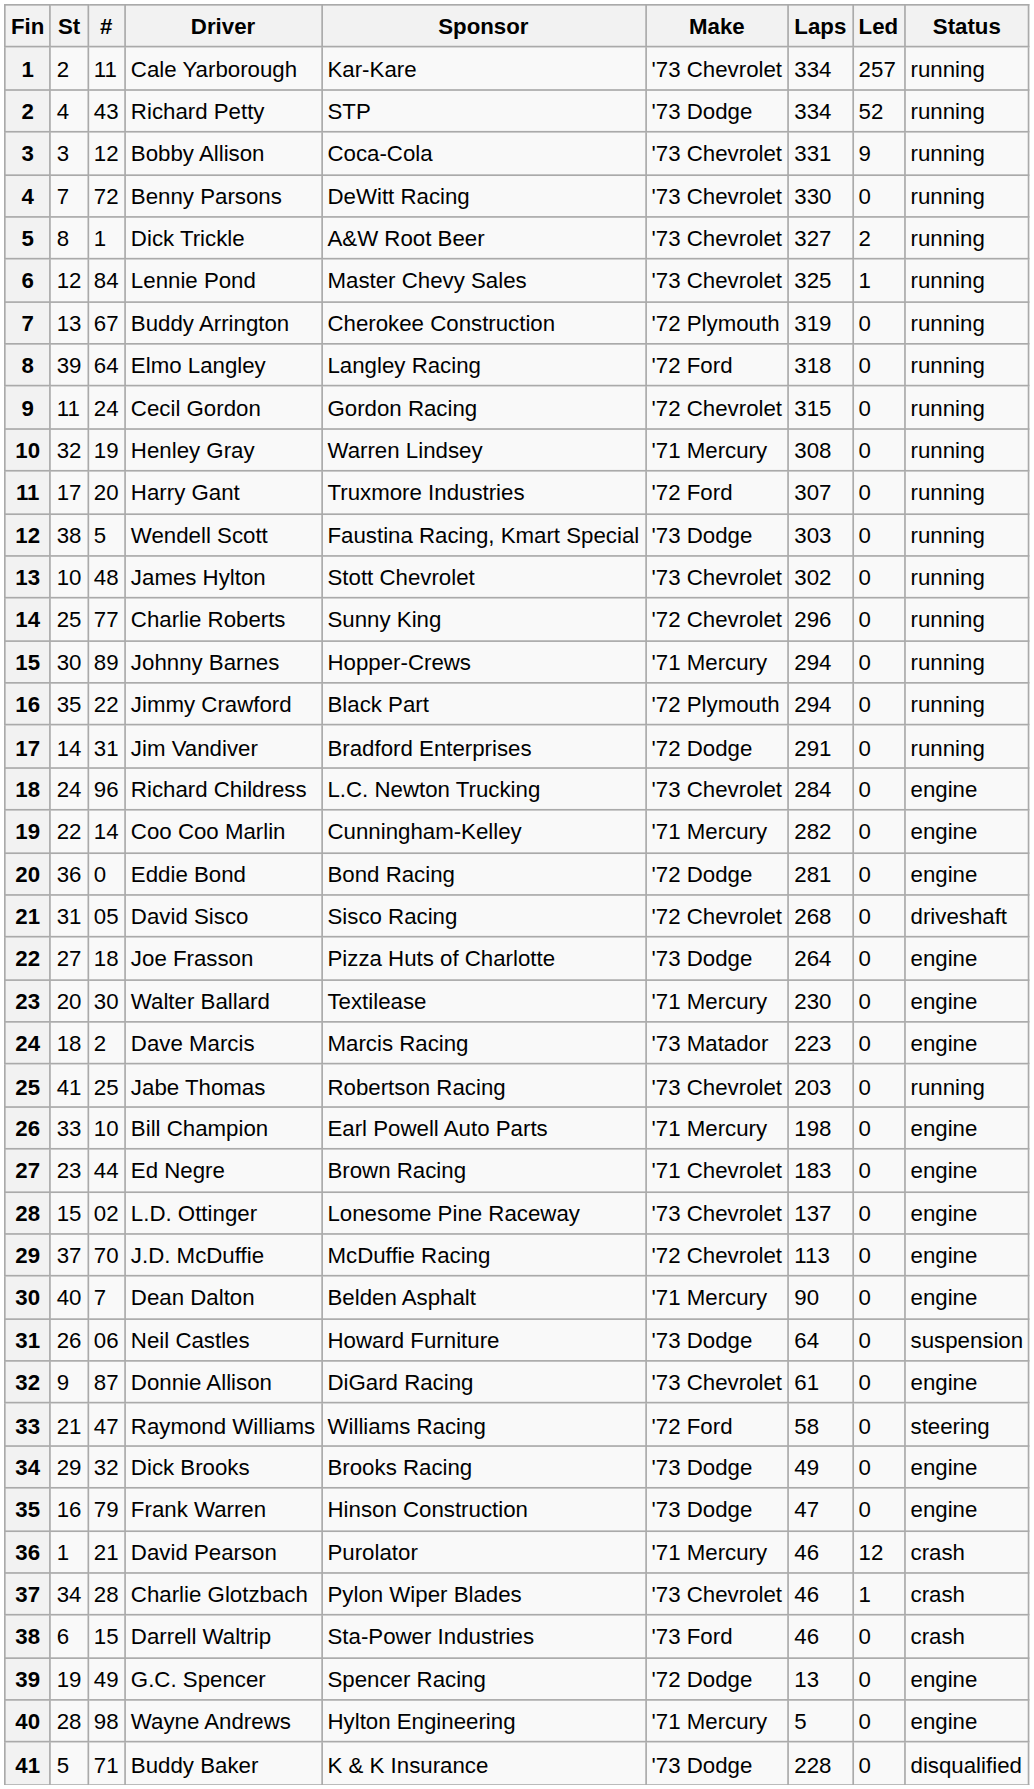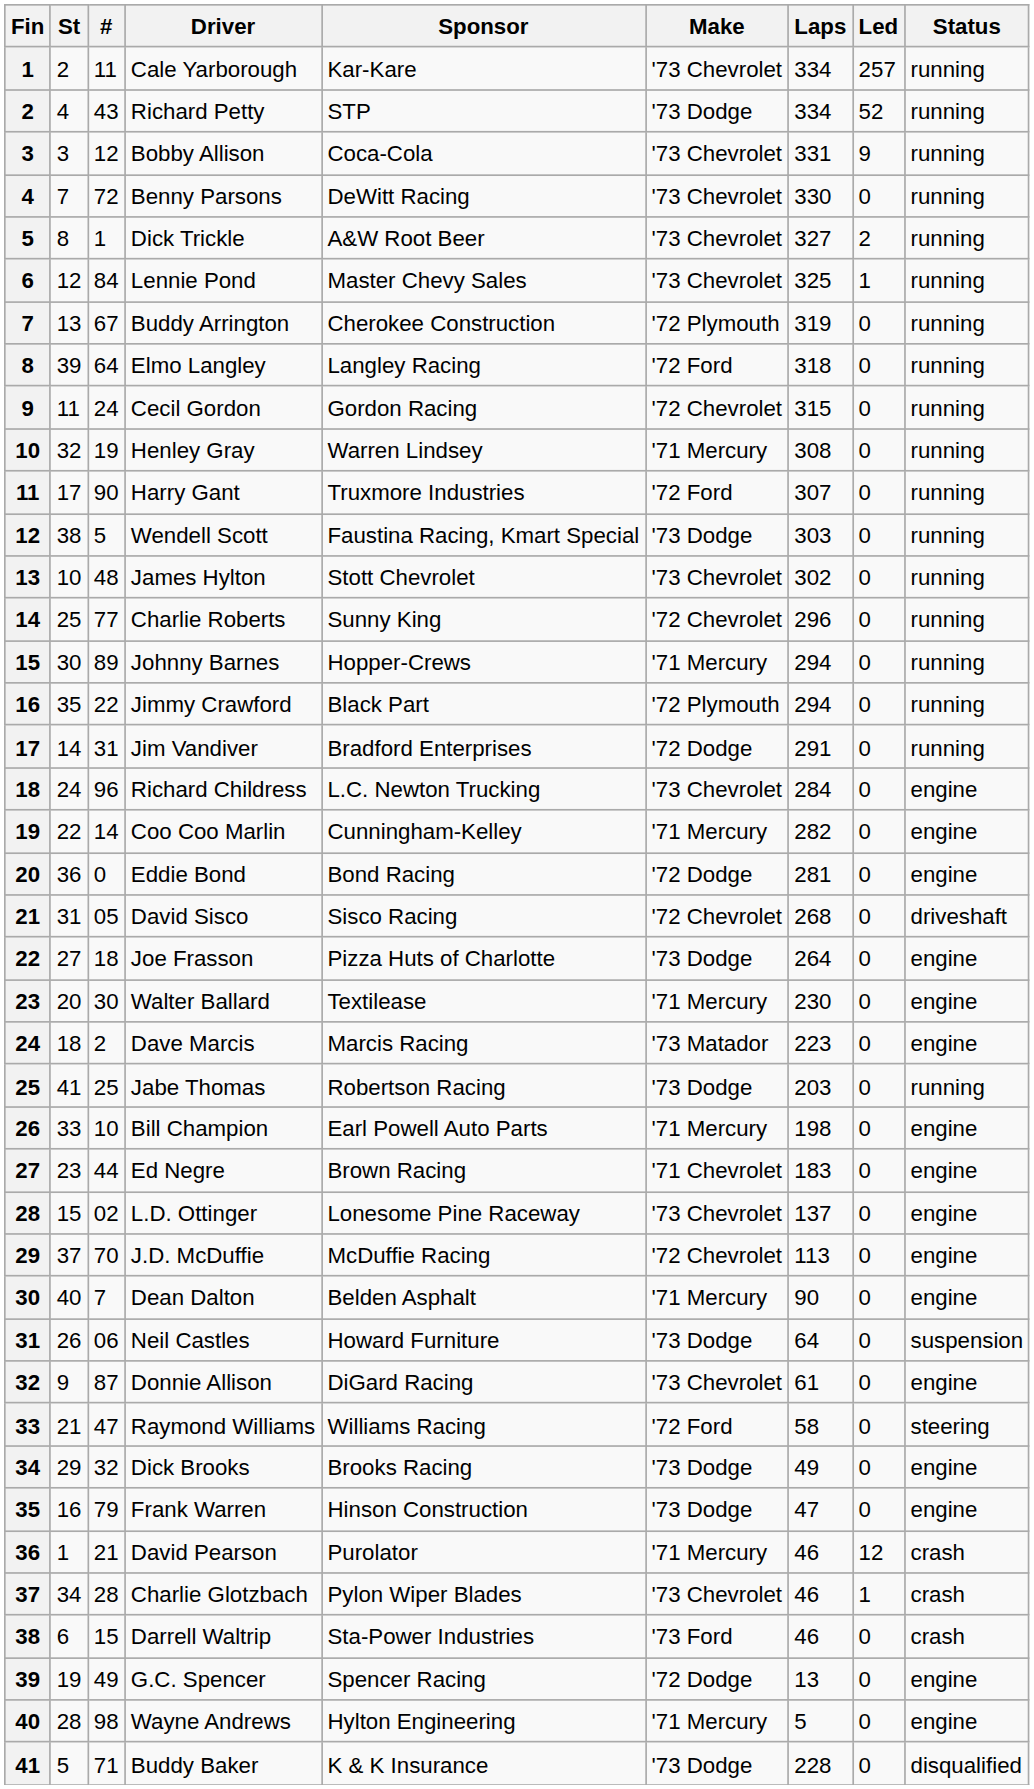(106, 493) 20 -> (106, 493) 90
(717, 1086) '73 Chevrolet -> (702, 1086) '73 Dodge
